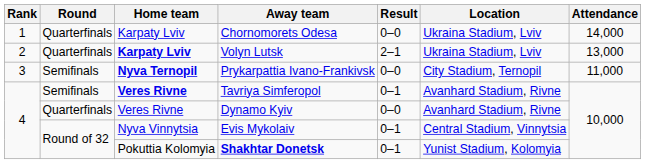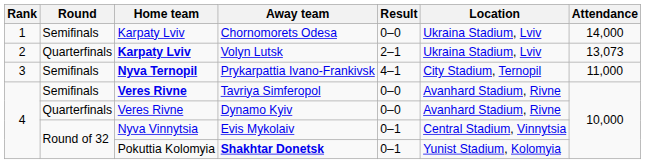(77, 33) Quarterfinals -> (71, 33) Semifinals
(605, 52) 13,000 -> (605, 52) 13,073
(391, 71) 0–0 -> (391, 71) 4–1
(391, 91) 0–1 -> (391, 91) 0–0
